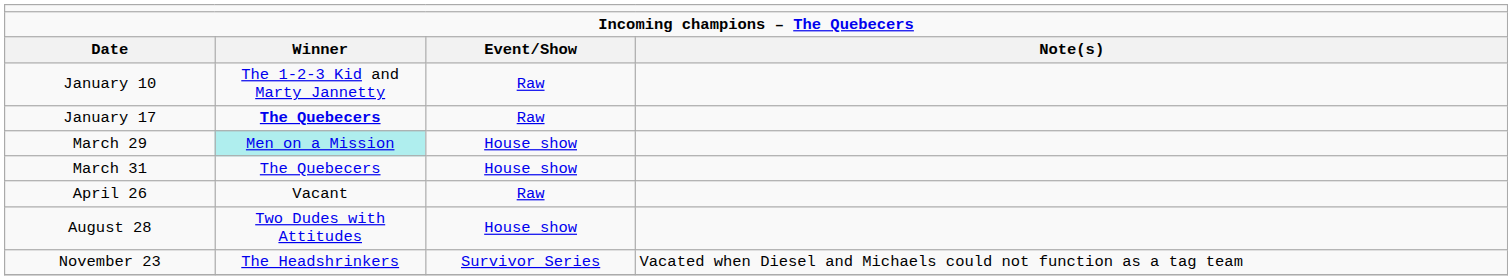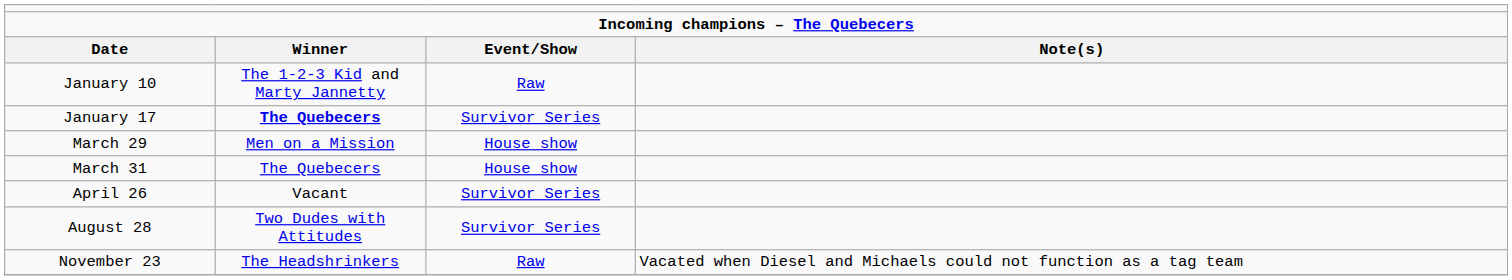(531, 118) Raw -> (531, 118) Survivor Series
(320, 143) paleturquoise background -> (320, 143) no background
(531, 194) Raw -> (531, 194) Survivor Series
(531, 228) House show -> (531, 228) Survivor Series
(531, 262) Survivor Series -> (531, 262) Raw
